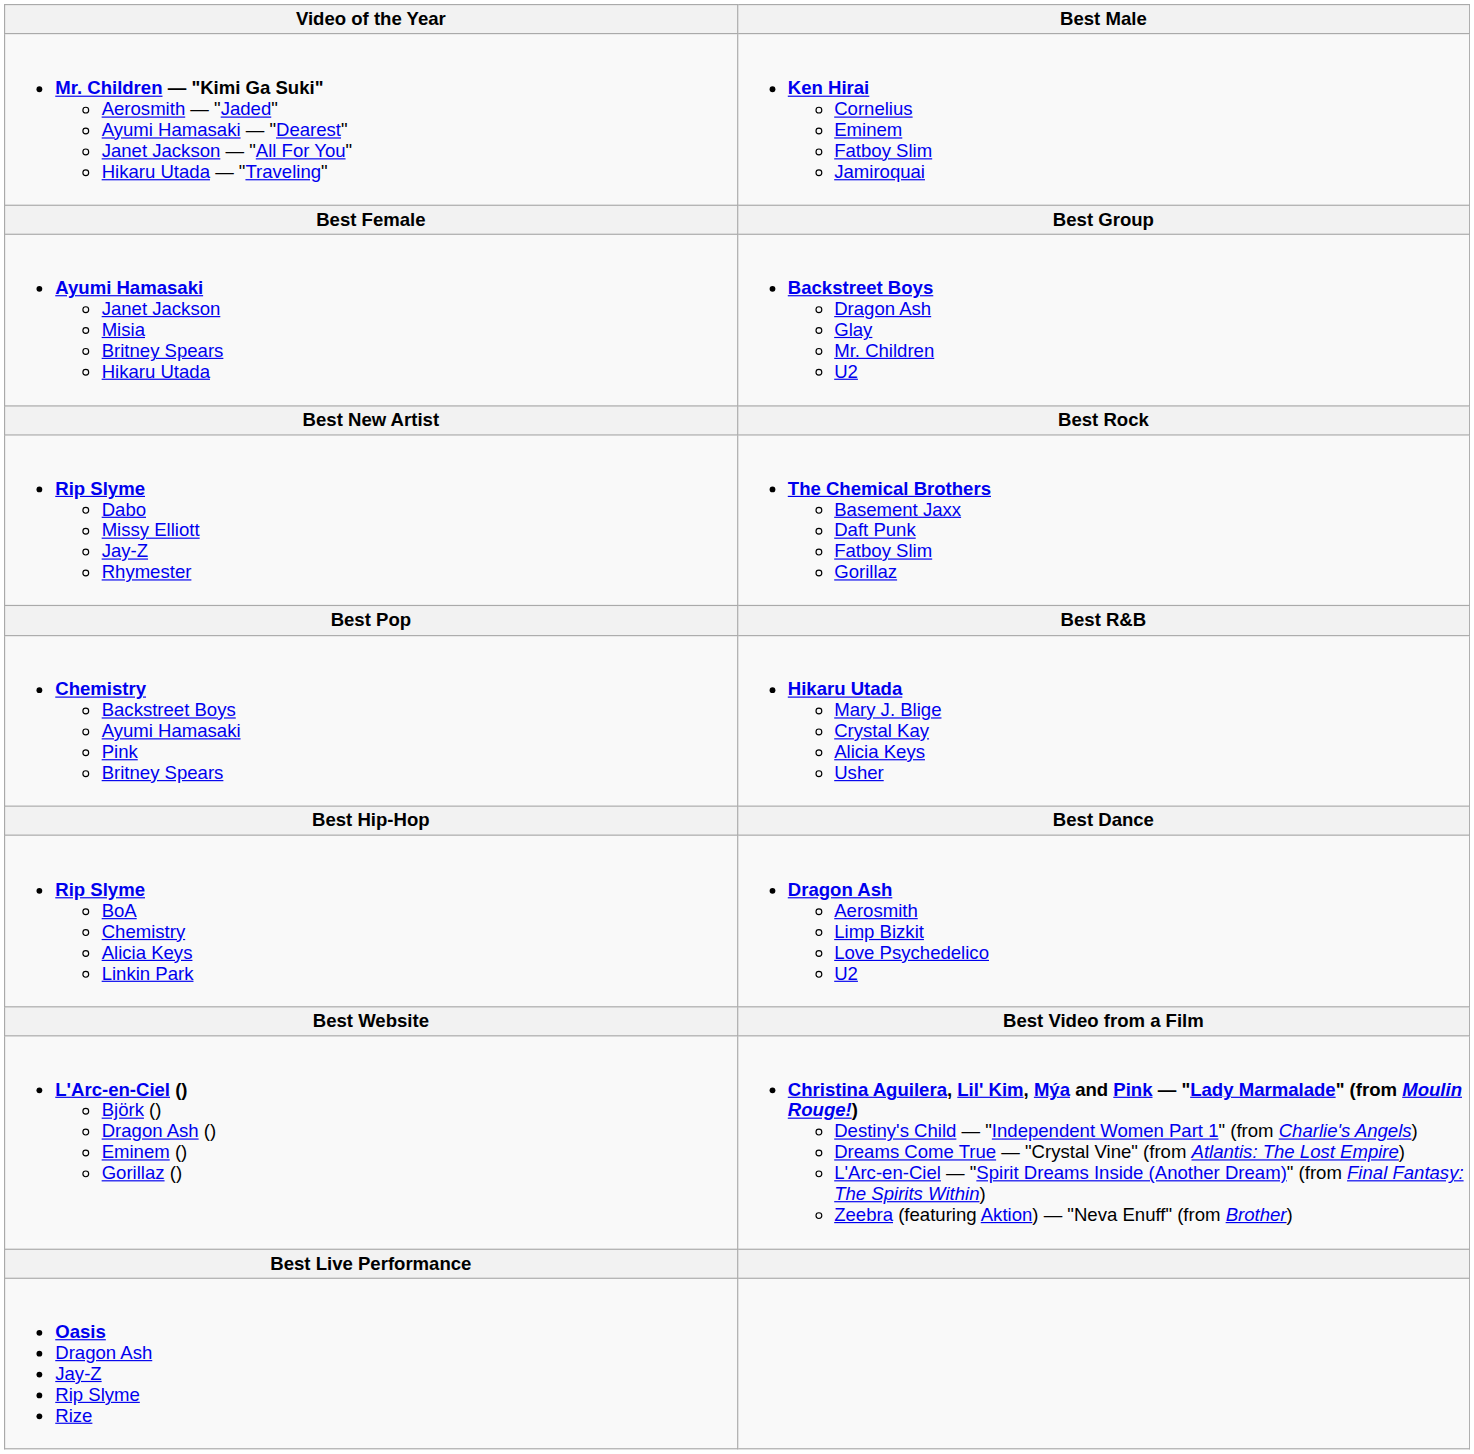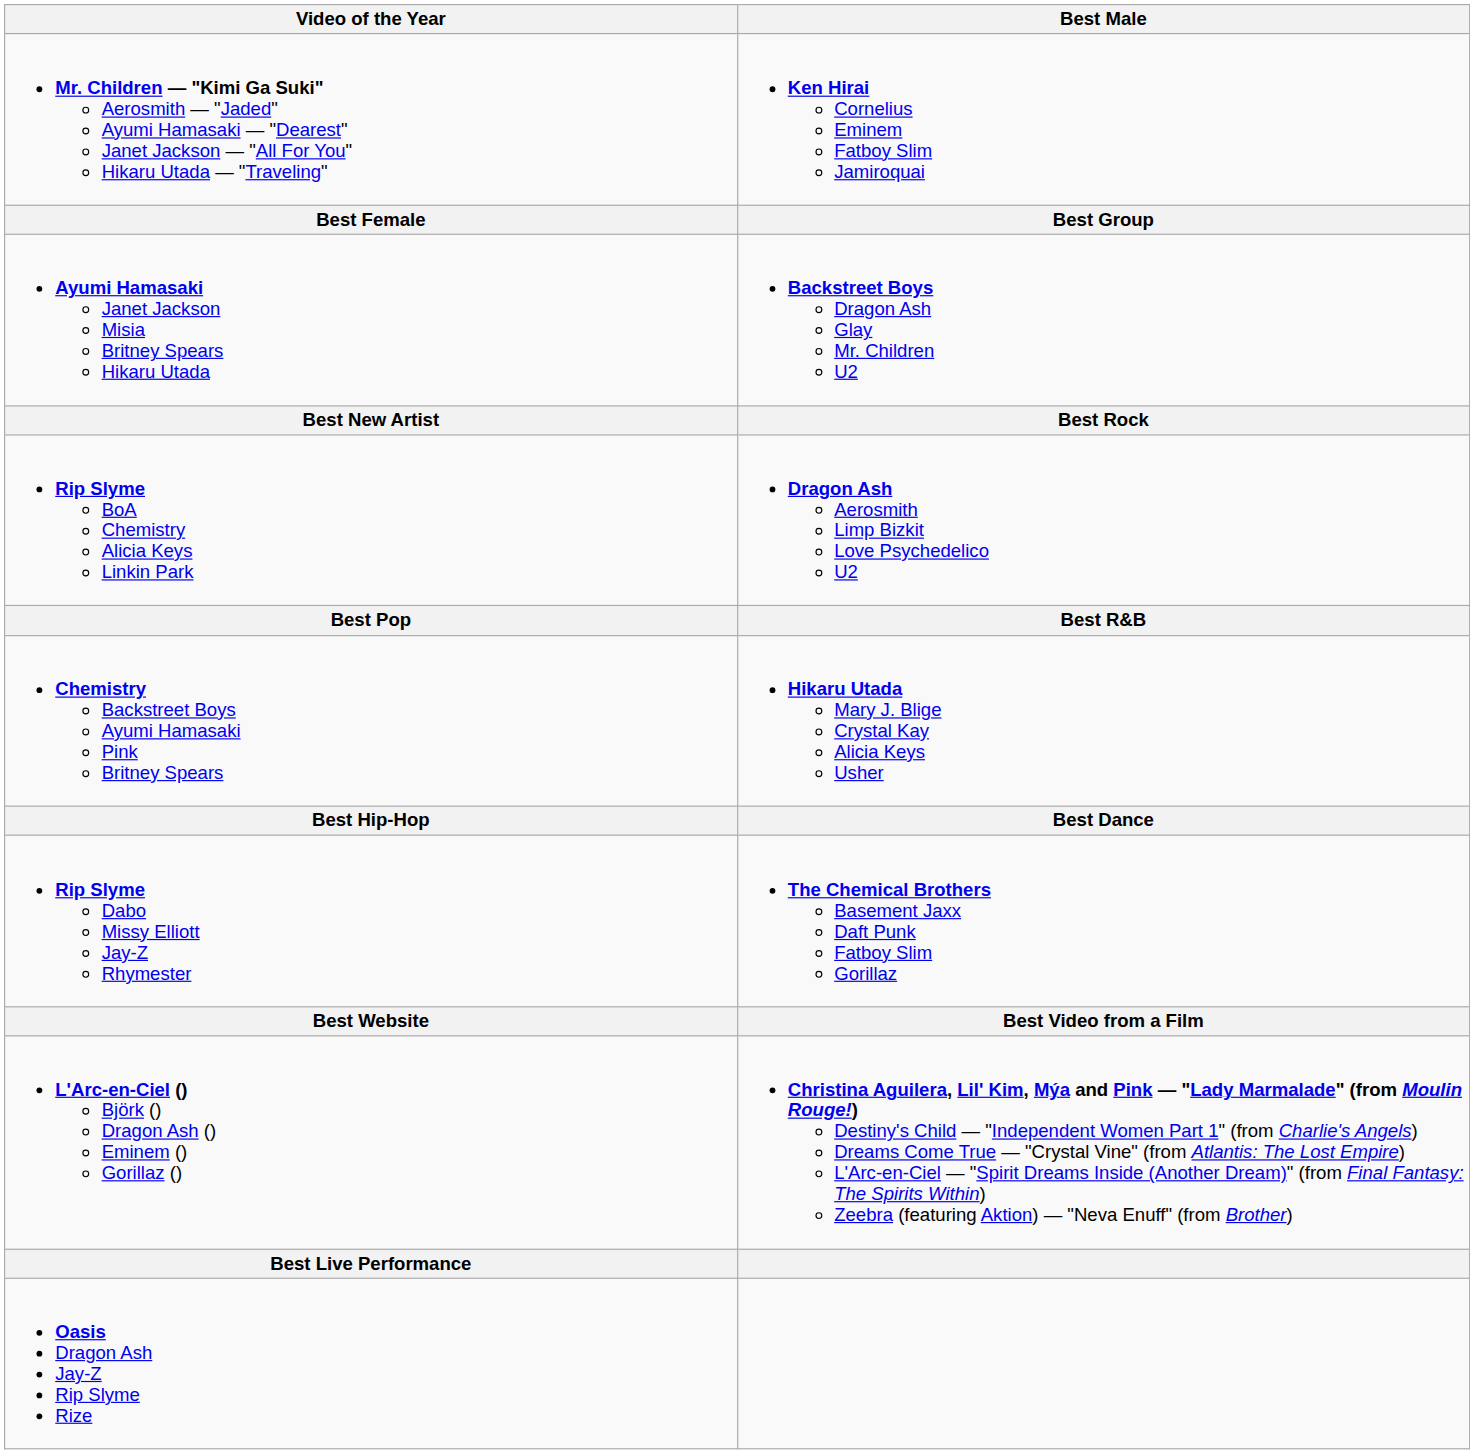rows swapped: (371, 931) <-> (371, 531)
